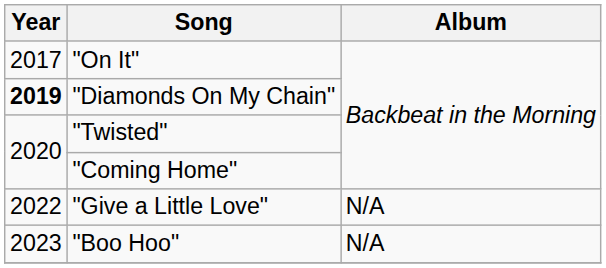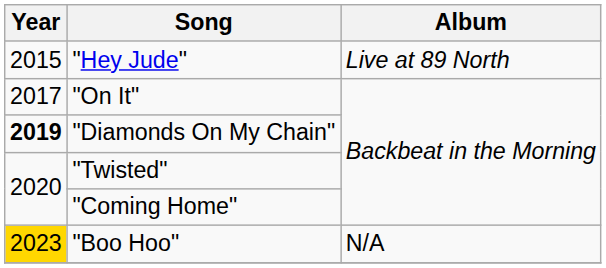+ row: (130, 59)
- row: (170, 206)
(36, 243) no background -> (36, 243) gold background
